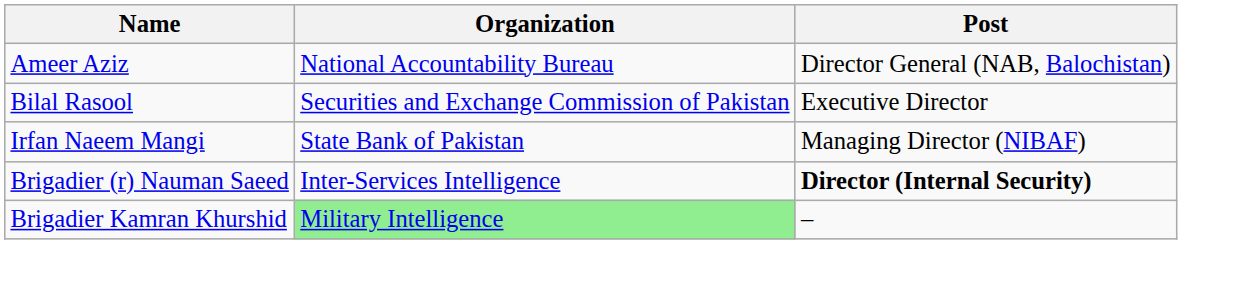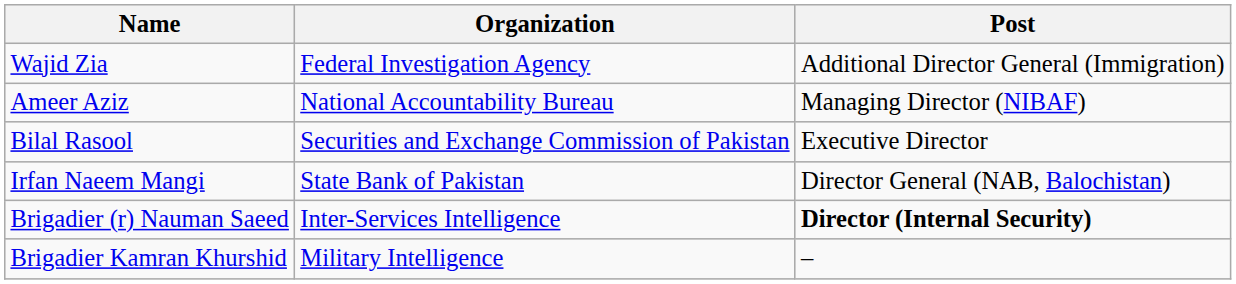+ row: (59, 63)
(986, 63) Director General (NAB, Balochistan) -> (943, 102) Managing Director (NIBAF)
(943, 141) Managing Director (NIBAF) -> (986, 180) Director General (NAB, Balochistan)
(402, 219) lightgreen background -> (402, 258) no background
